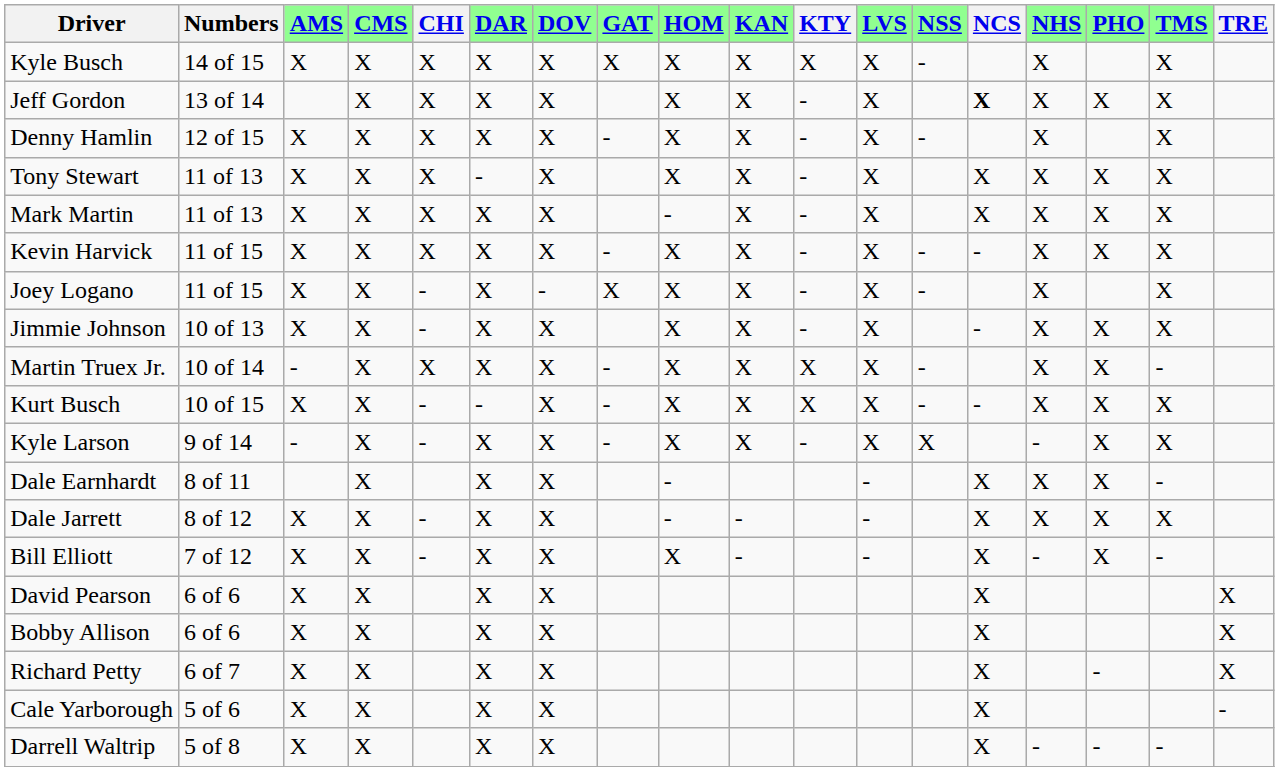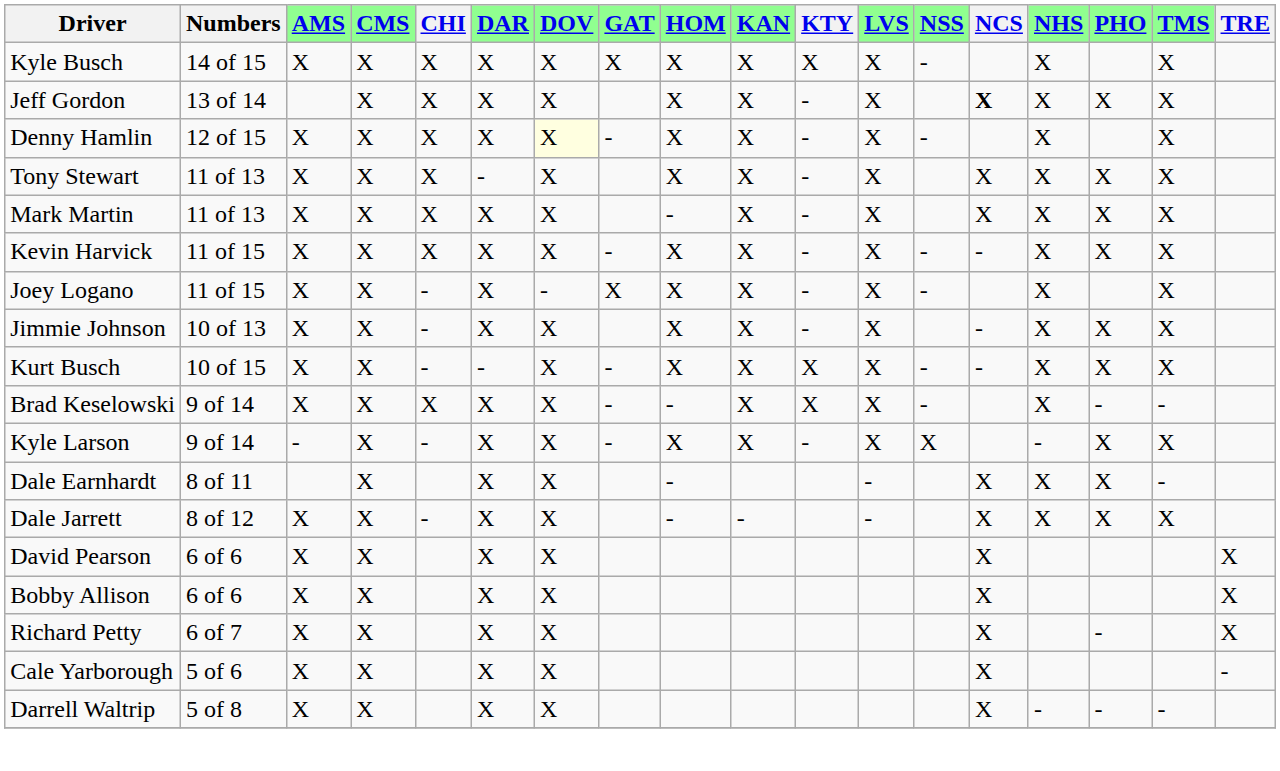(547, 137) no background -> (549, 137) lightyellow background
- row: (88, 366)
+ row: (93, 404)
- row: (61, 556)
